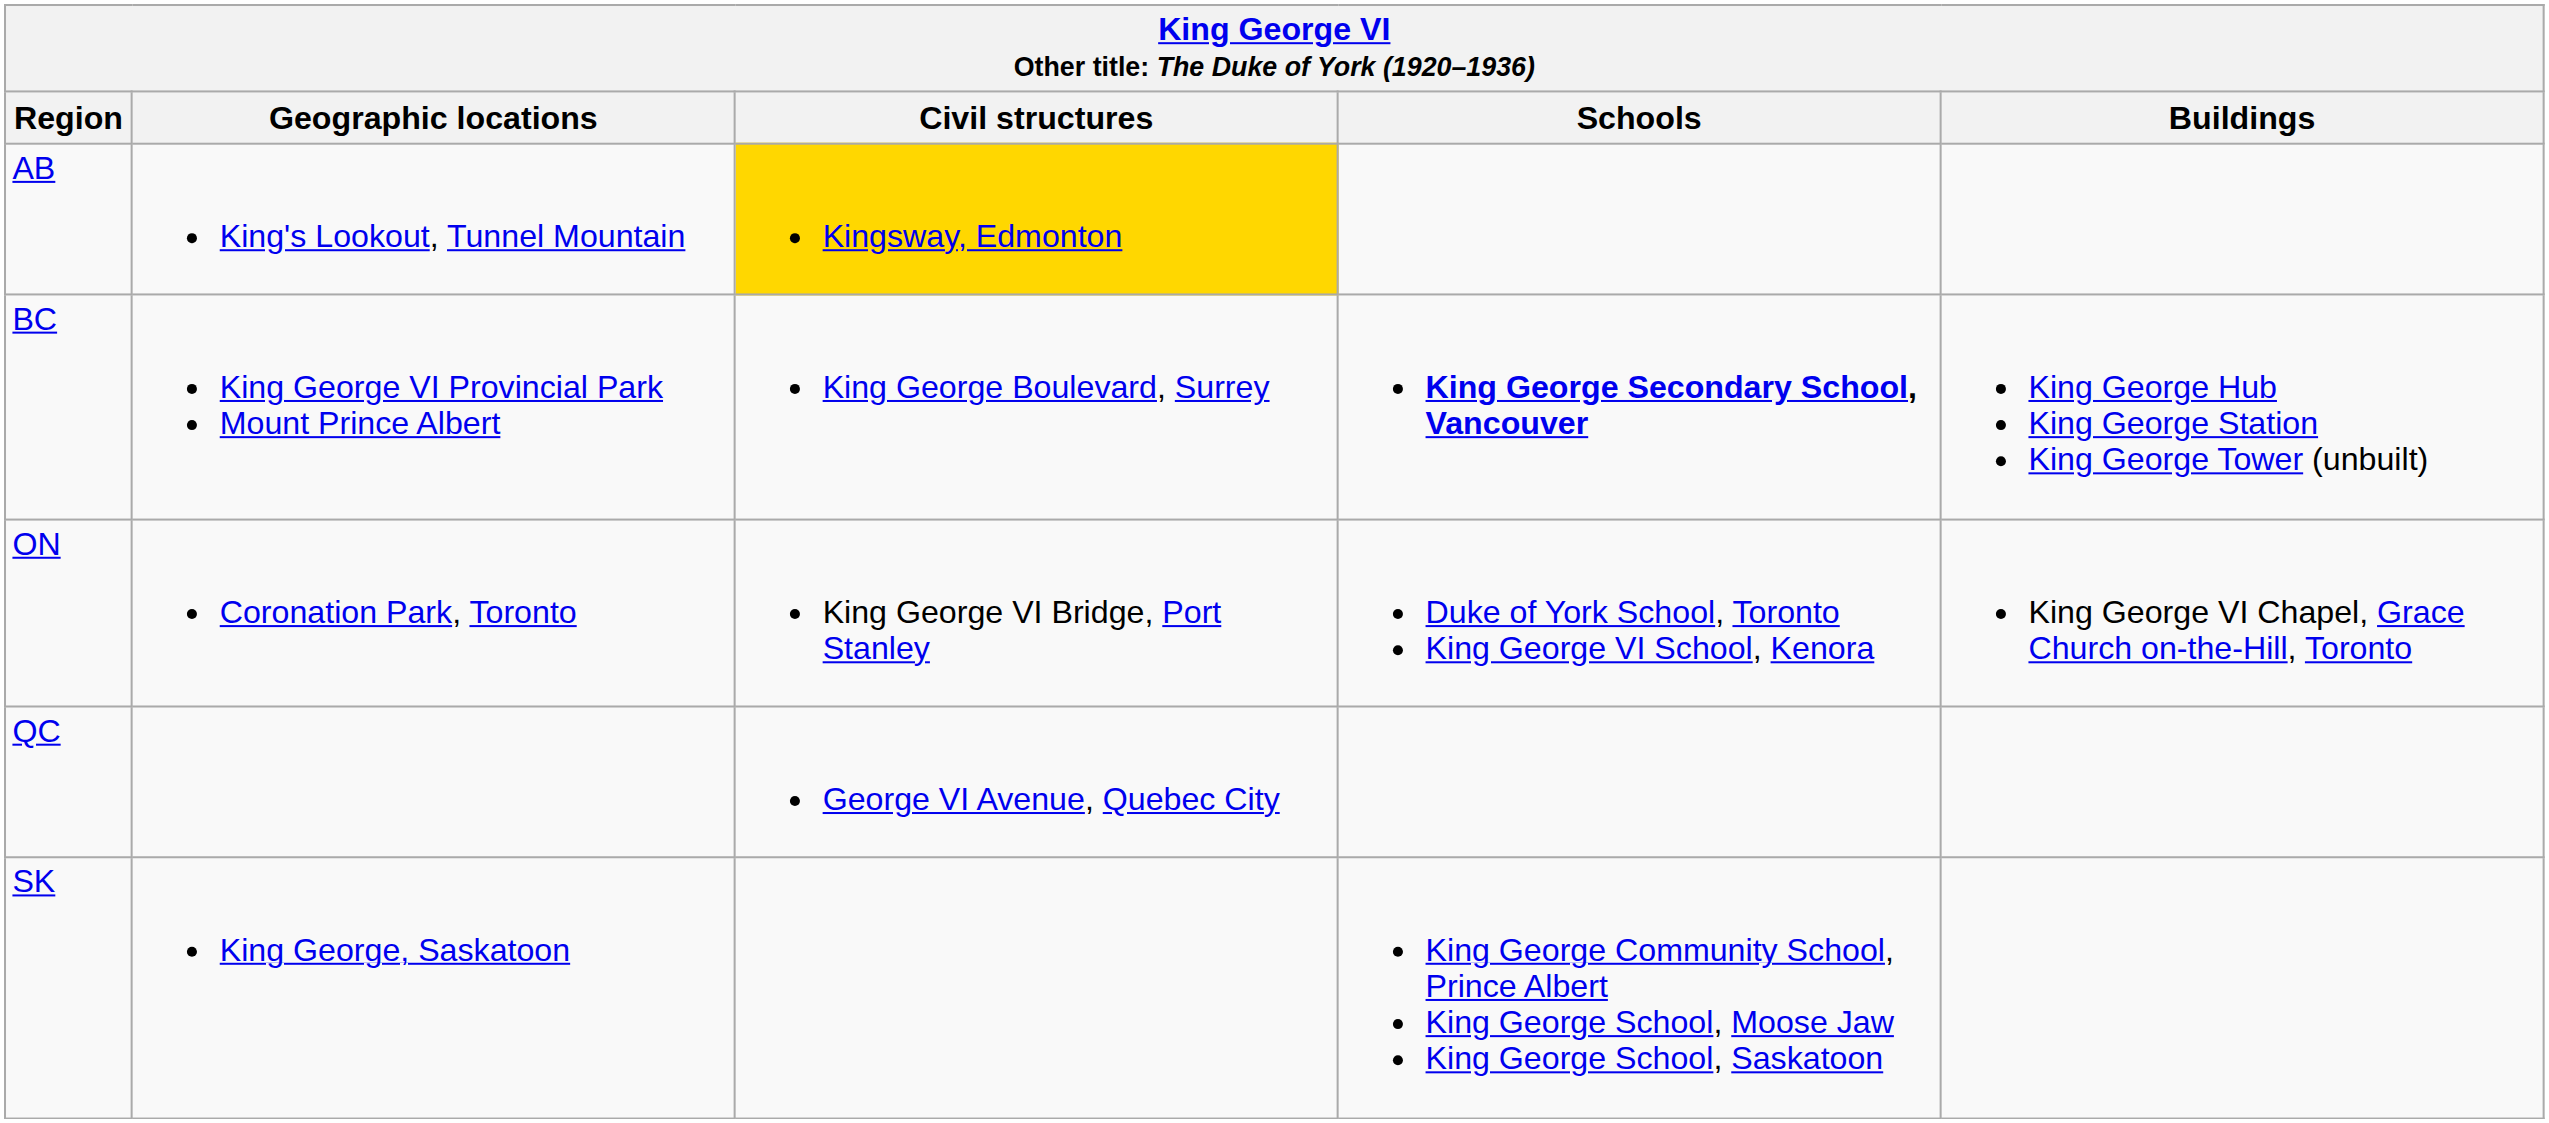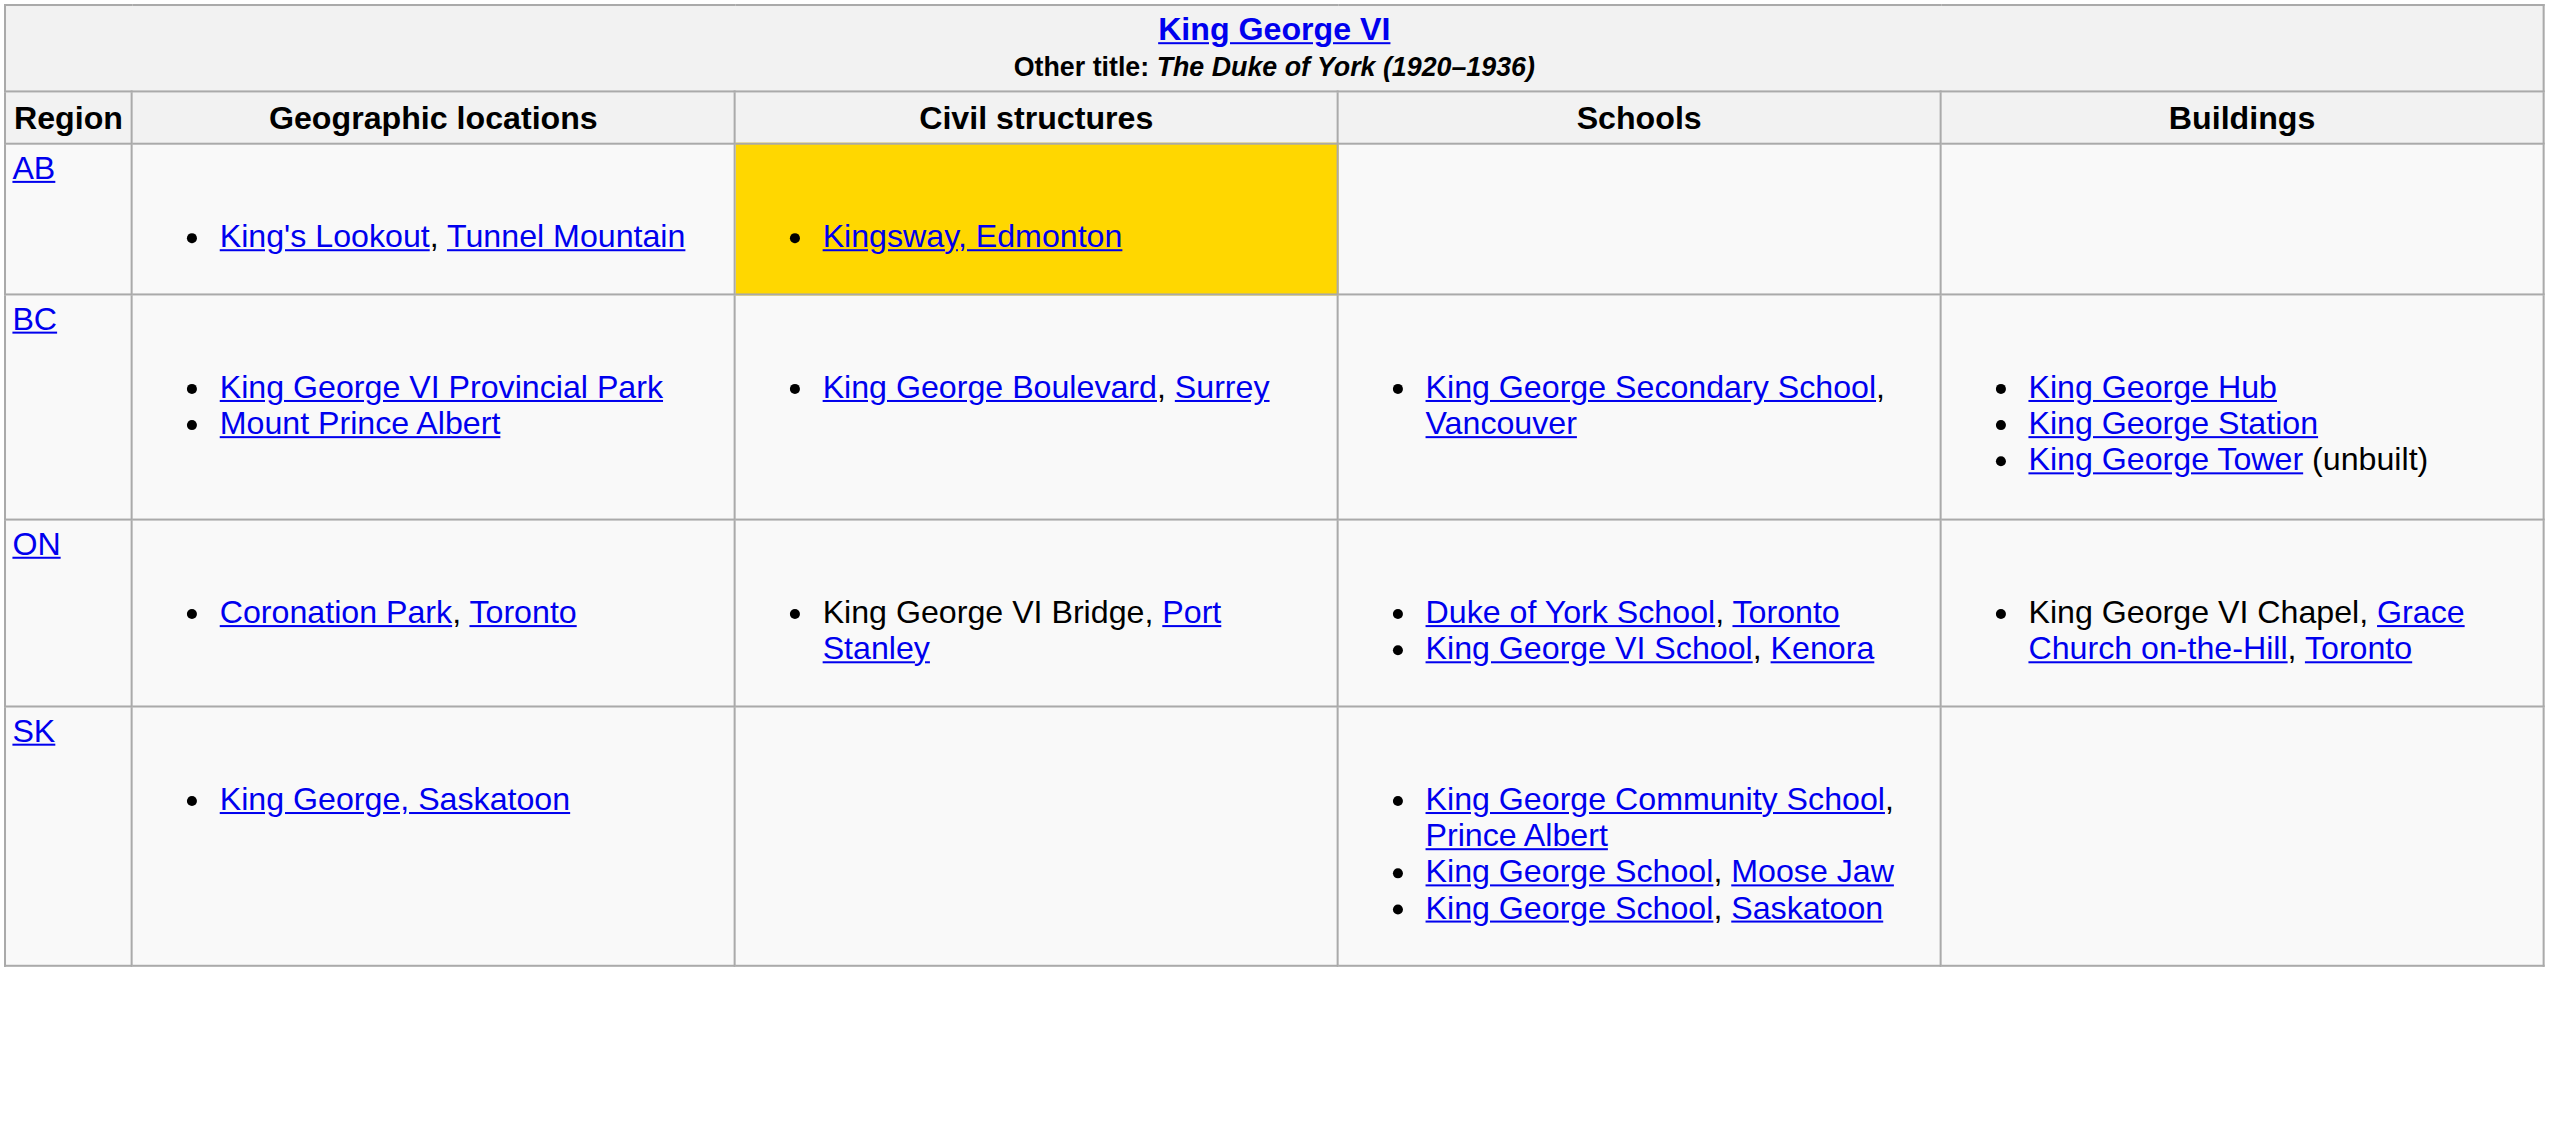(1639, 407) bold -> (1639, 407) normal
- row: (37, 731)
